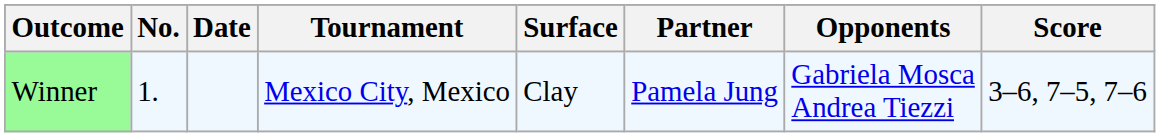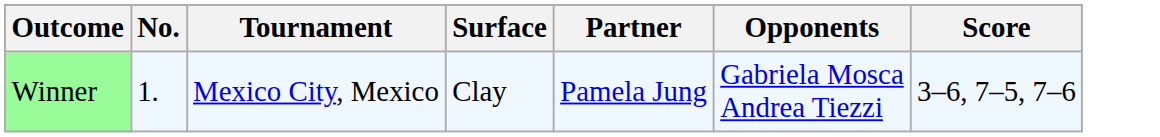- column: (222, 27)
